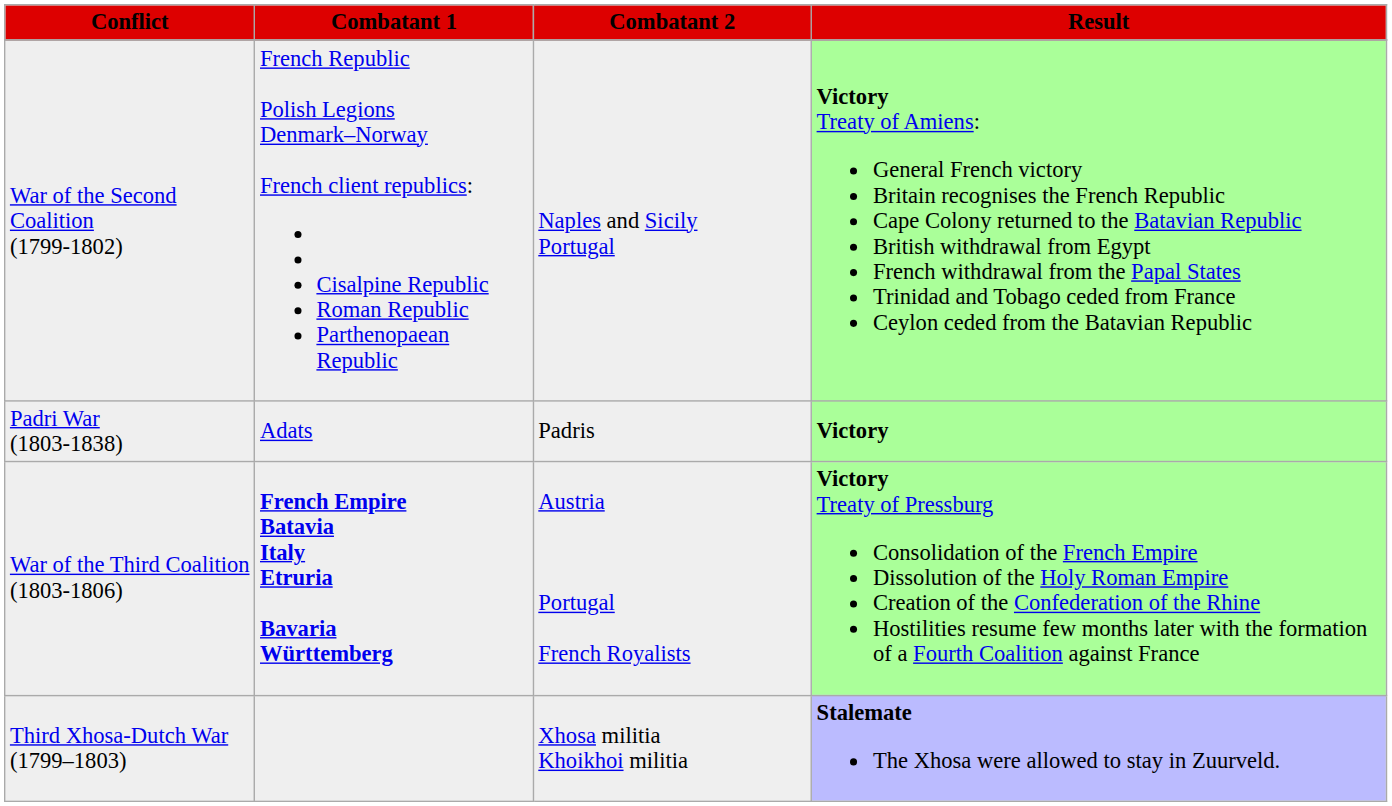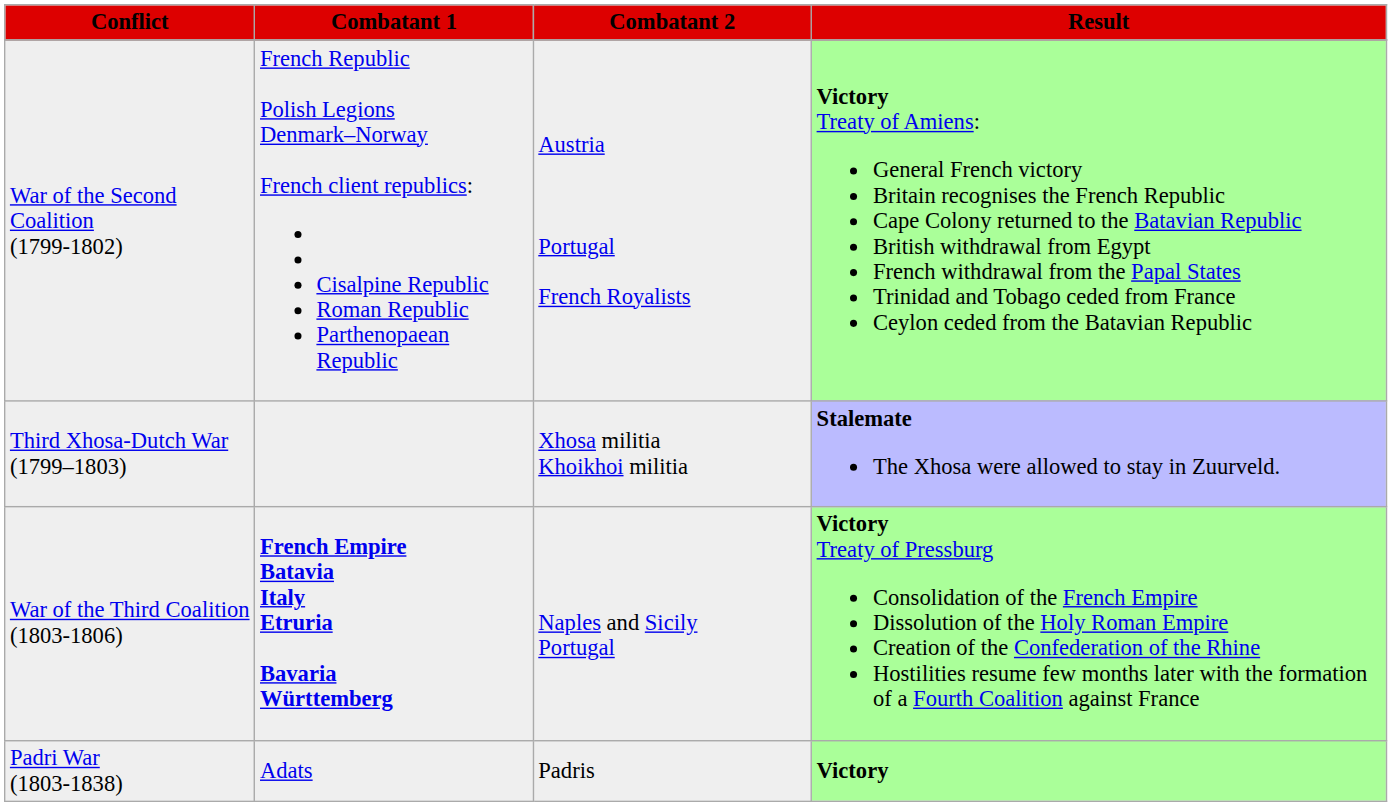(618, 233) Naples and Sicily Portugal -> (614, 220) Austria Portugal French Royalists
rows swapped: (119, 747) <-> (66, 430)
(614, 578) Austria Portugal French Royalists -> (618, 635) Naples and Sicily Portugal
